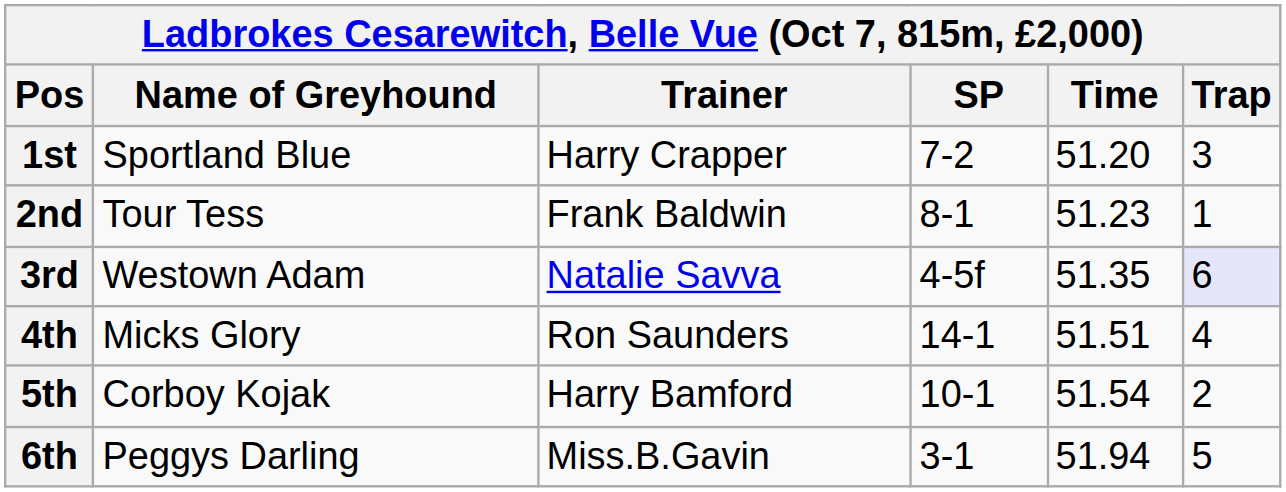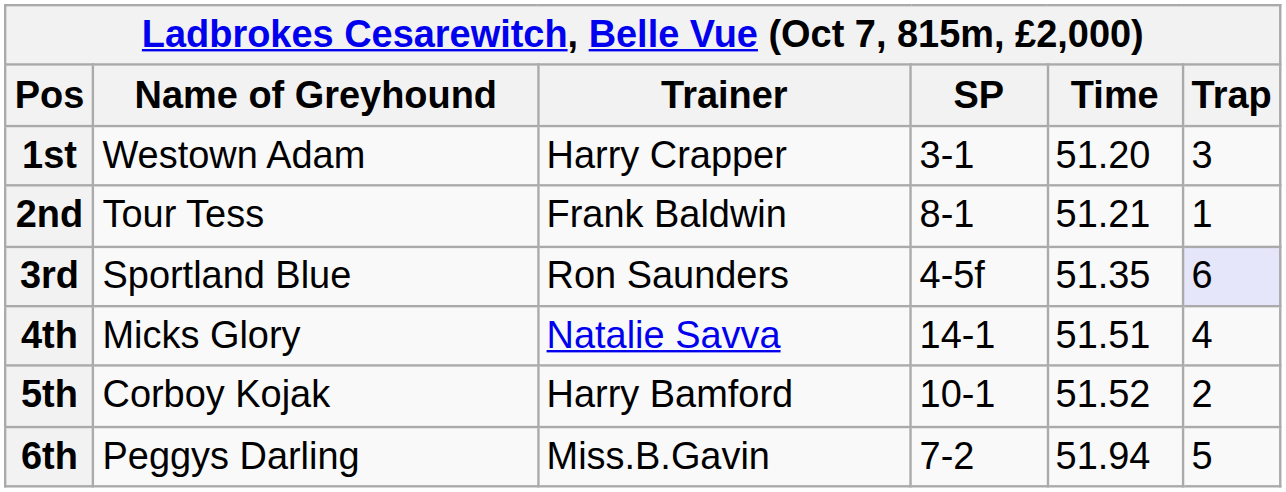(227, 154) Sportland Blue -> (234, 154) Westown Adam
(947, 154) 7-2 -> (947, 154) 3-1
(1103, 214) 51.23 -> (1103, 214) 51.21
(234, 275) Westown Adam -> (227, 275) Sportland Blue
(664, 275) Natalie Savva -> (668, 275) Ron Saunders
(668, 335) Ron Saunders -> (664, 335) Natalie Savva
(1103, 395) 51.54 -> (1103, 395) 51.52
(947, 455) 3-1 -> (947, 455) 7-2
